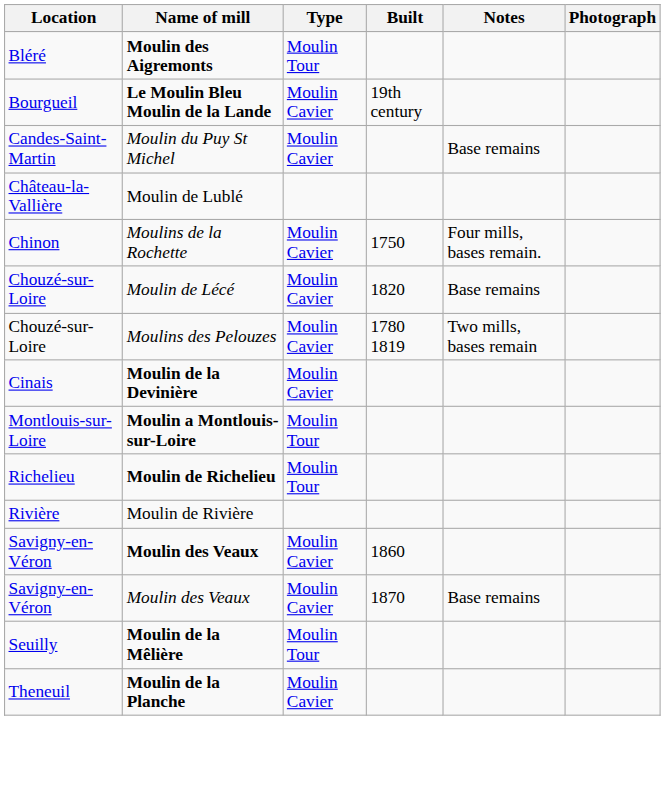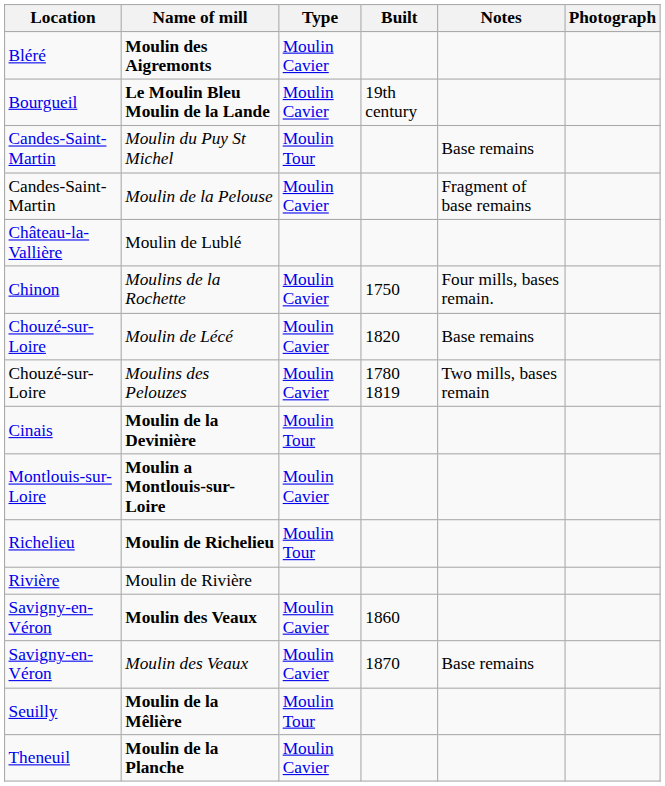(312, 55) Moulin Tour -> (308, 55) Moulin Cavier
(312, 149) Moulin Cavier -> (308, 149) Moulin Tour
+ row: (199, 195)
(312, 383) Moulin Cavier -> (308, 430) Moulin Tour
(312, 430) Moulin Tour -> (308, 486) Moulin Cavier
